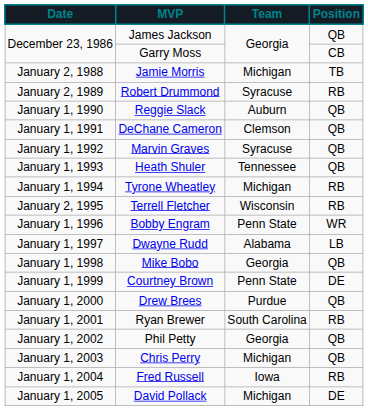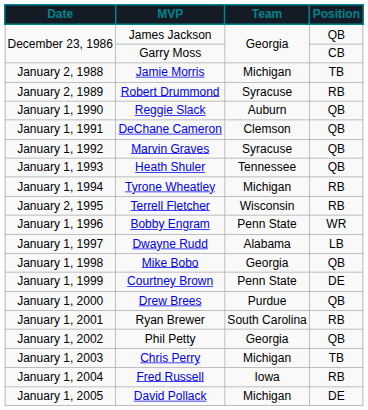(336, 358) QB -> (336, 358) TB
